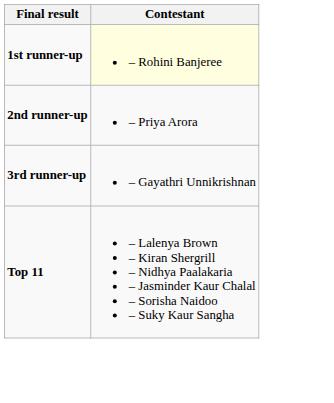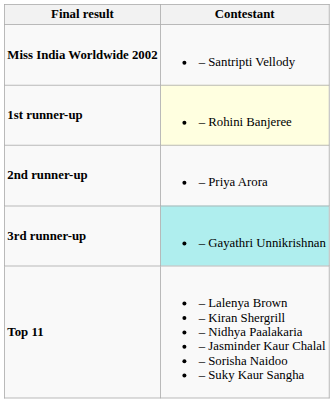+ row: (82, 54)
(175, 183) no background -> (245, 243) paleturquoise background
